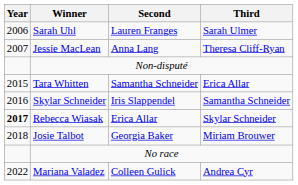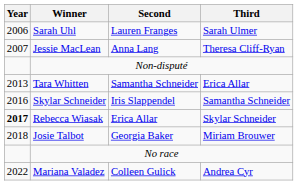(17, 83) 2015 -> (17, 83) 2013
